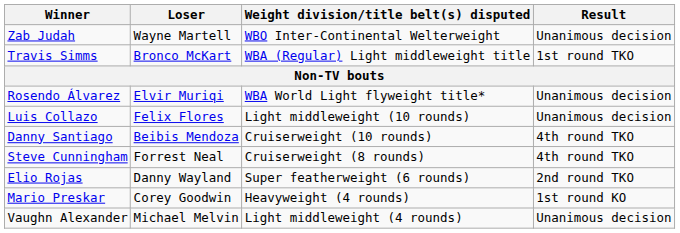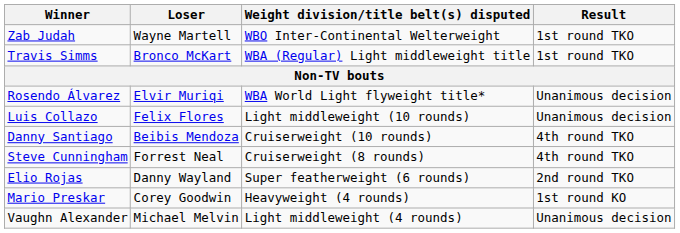(604, 35) Unanimous decision -> (585, 35) 1st round TKO
